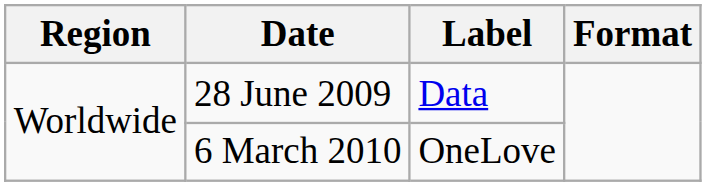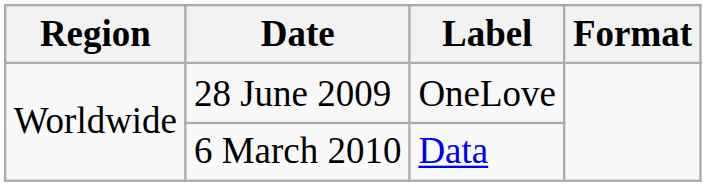(453, 92) Data -> (487, 92) OneLove
(487, 151) OneLove -> (453, 151) Data
